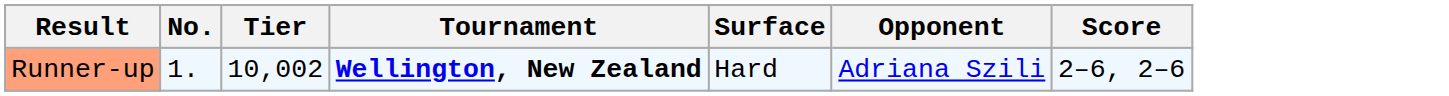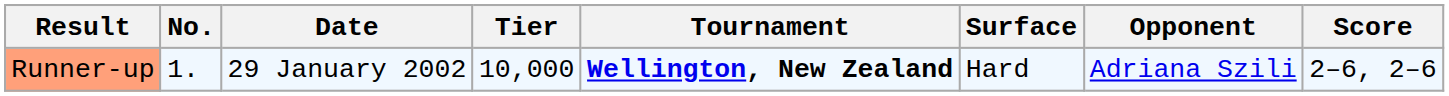+ column: (347, 27)
(275, 70) 10,002 -> (527, 70) 10,000
